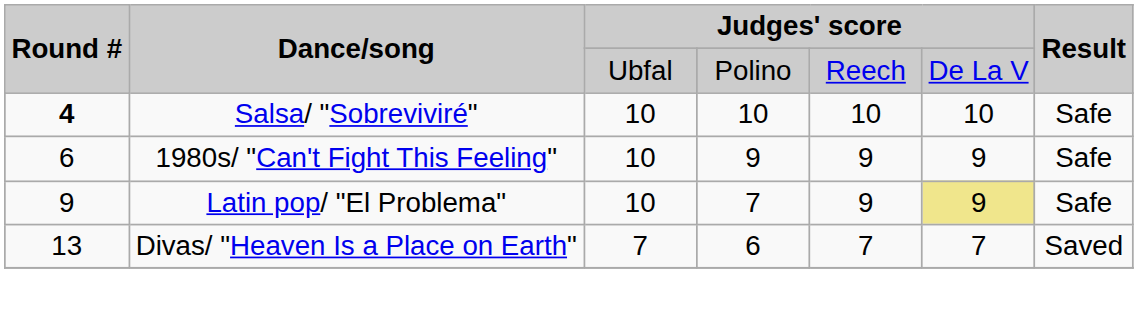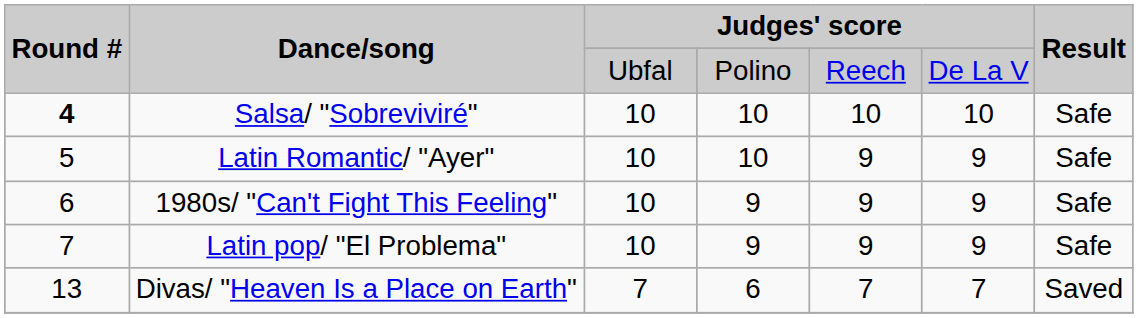+ row: (356, 158)
(67, 202) 9 -> (67, 245) 7
(753, 202) 7 -> (753, 245) 9
(979, 202) khaki background -> (979, 245) no background
